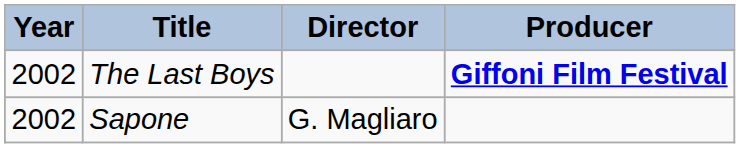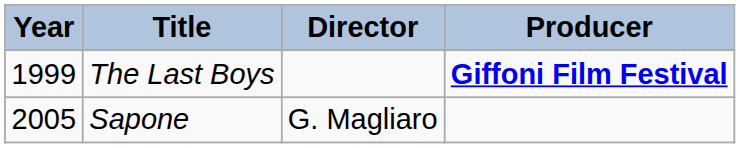(44, 73) 2002 -> (44, 73) 1999
(44, 119) 2002 -> (44, 119) 2005
